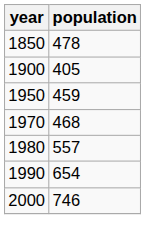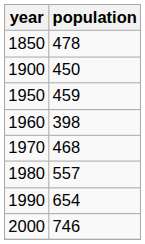(66, 69) 405 -> (66, 69) 450
+ row: (27, 122)
